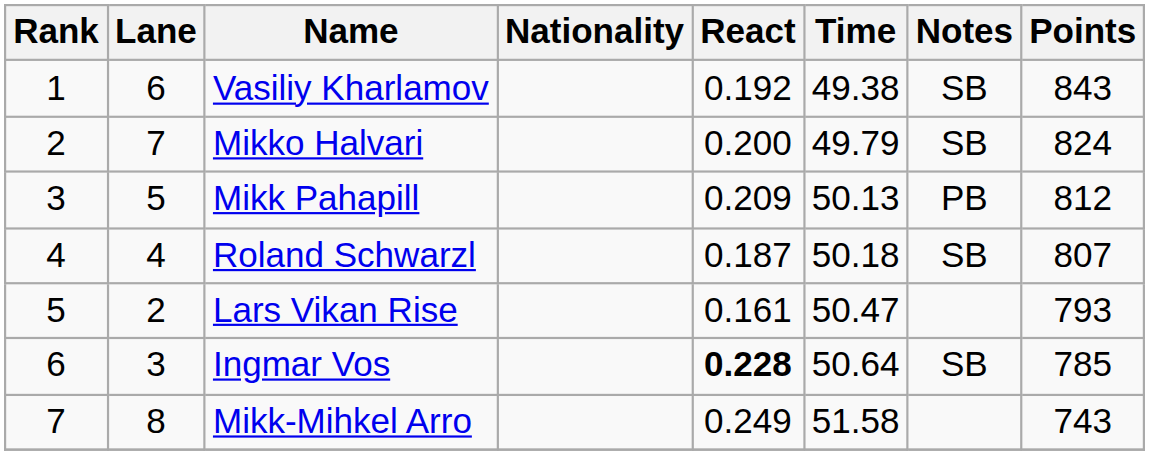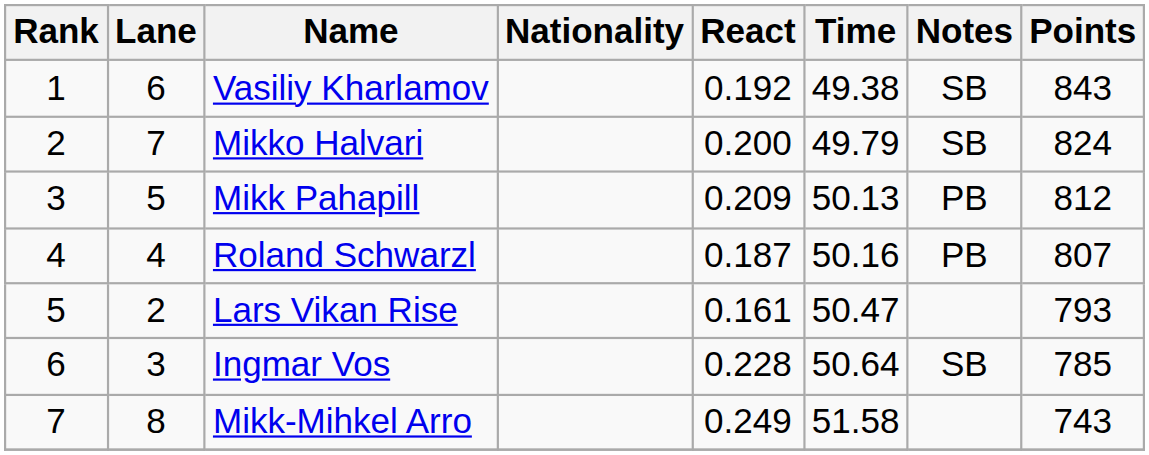(856, 254) 50.18 -> (856, 254) 50.16
(964, 254) SB -> (964, 254) PB
(748, 365) bold -> (748, 365) normal
